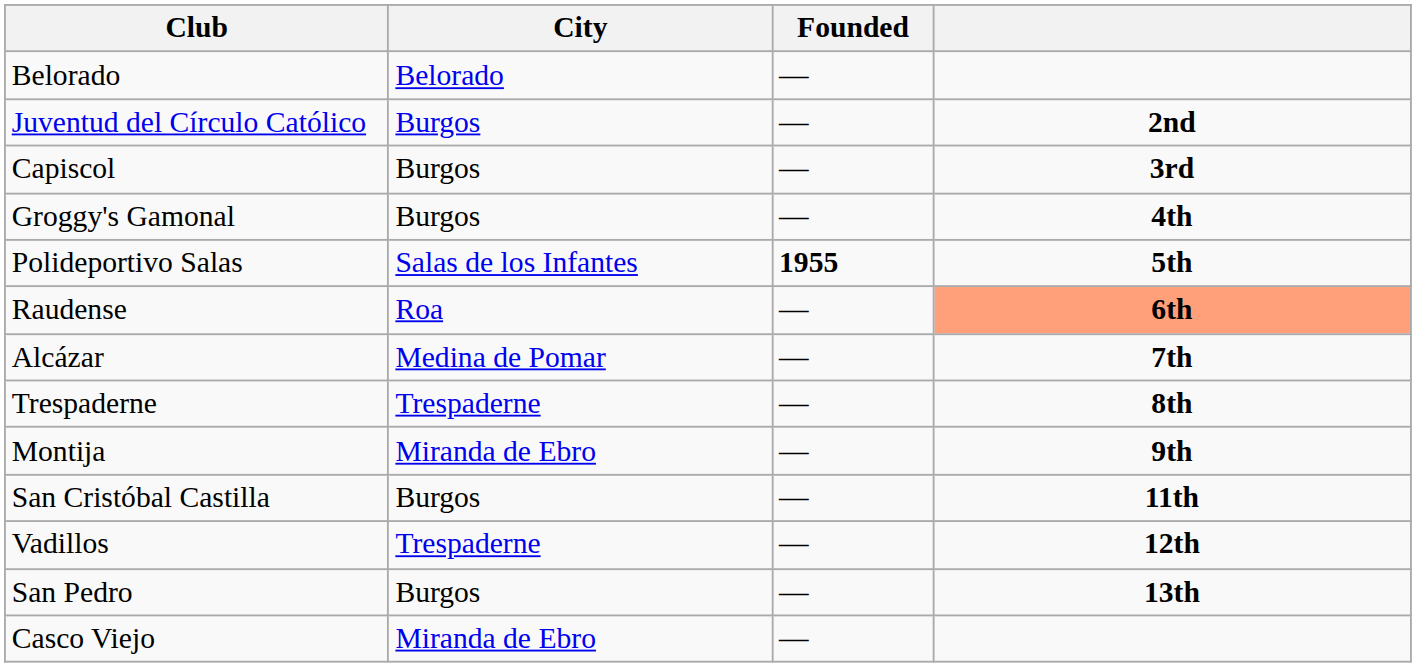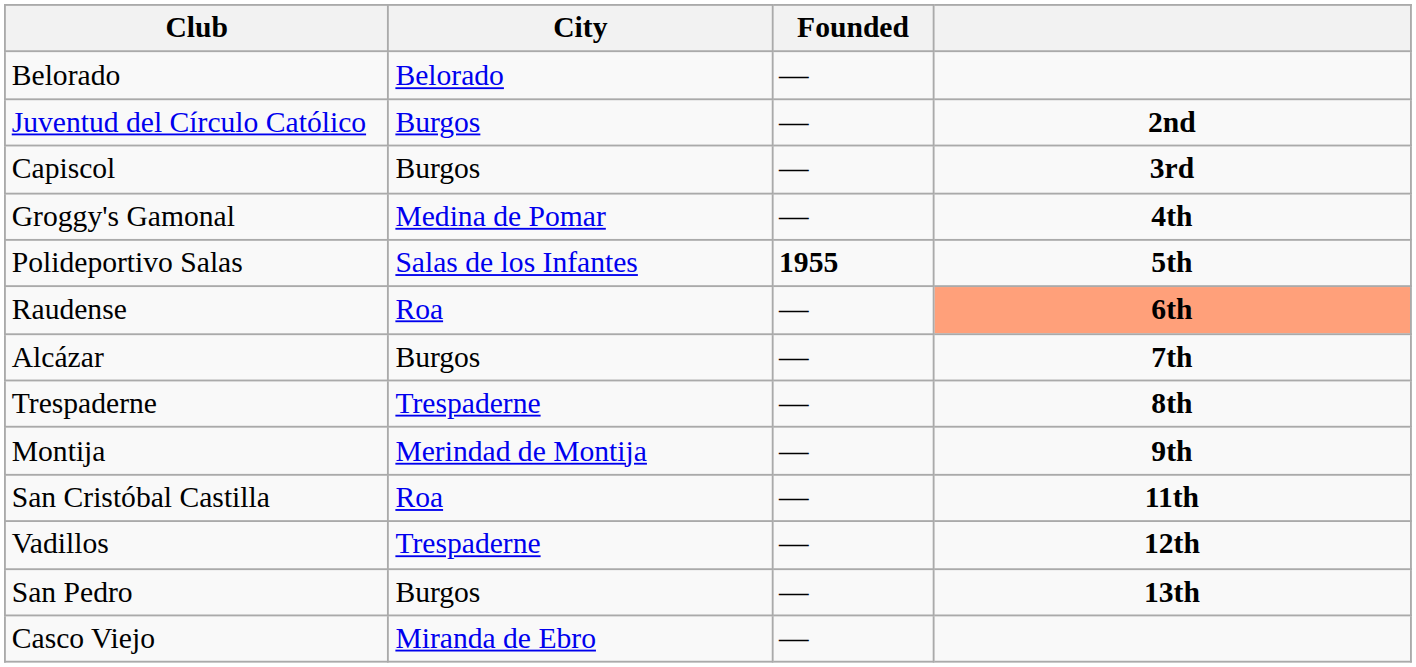(438, 215) Burgos -> (501, 215) Medina de Pomar
(501, 356) Medina de Pomar -> (438, 356) Burgos
(496, 450) Miranda de Ebro -> (521, 450) Merindad de Montija
(438, 497) Burgos -> (419, 497) Roa
